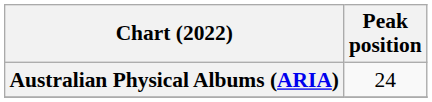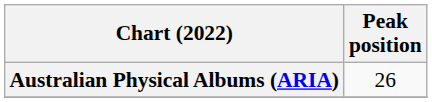(385, 79) 24 -> (385, 79) 26
